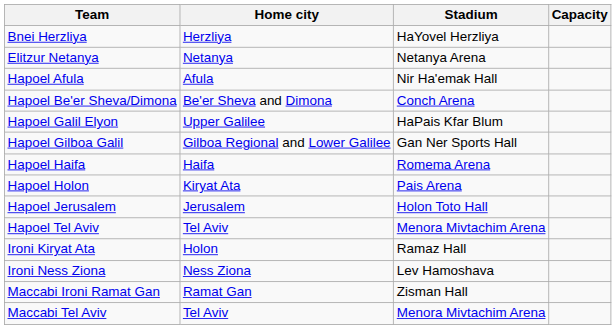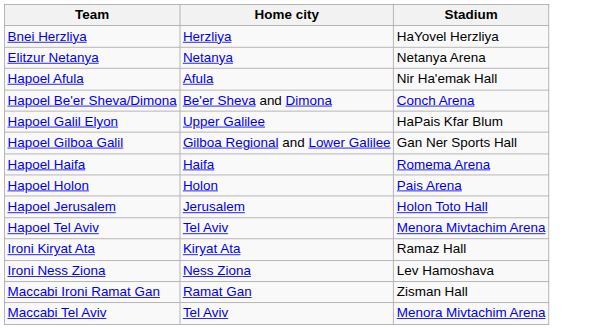- column: (580, 15)
(212, 185) Kiryat Ata -> (200, 185) Holon
(200, 249) Holon -> (212, 249) Kiryat Ata
